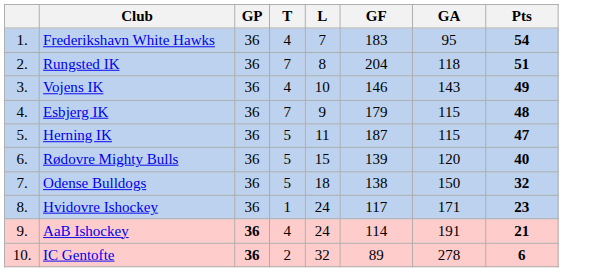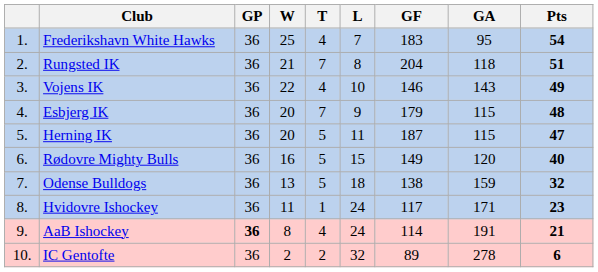+ column: (287, 16)
(376, 159) 139 -> (411, 159) 149
(449, 183) 150 -> (484, 183) 159
(252, 254) bold -> (252, 254) normal
